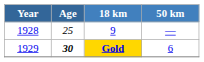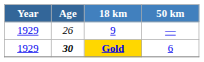(28, 31) 1928 -> (28, 31) 1929
(68, 31) 25 -> (68, 31) 26
